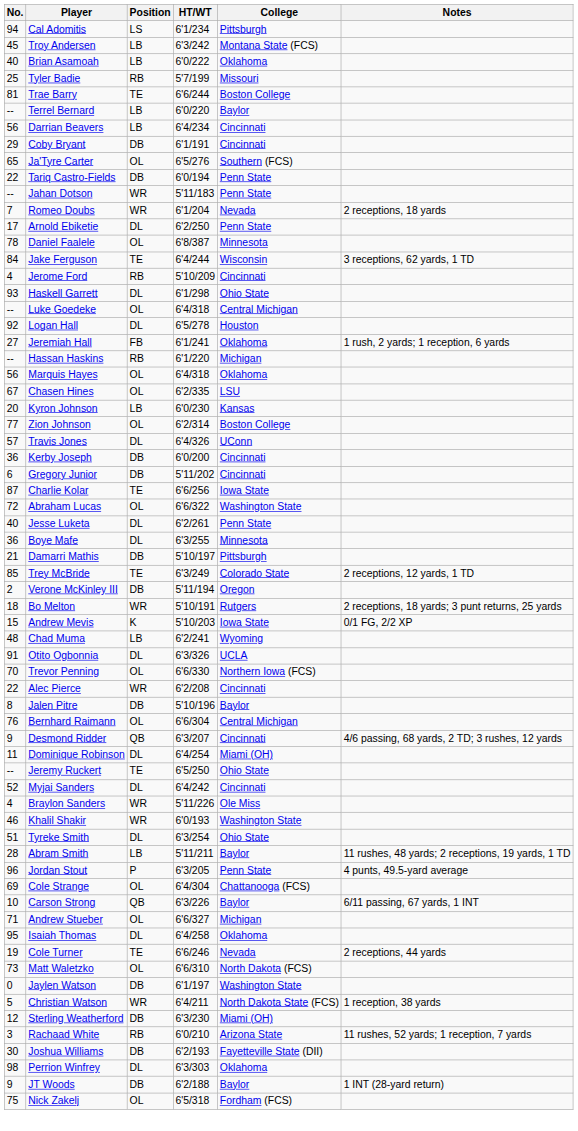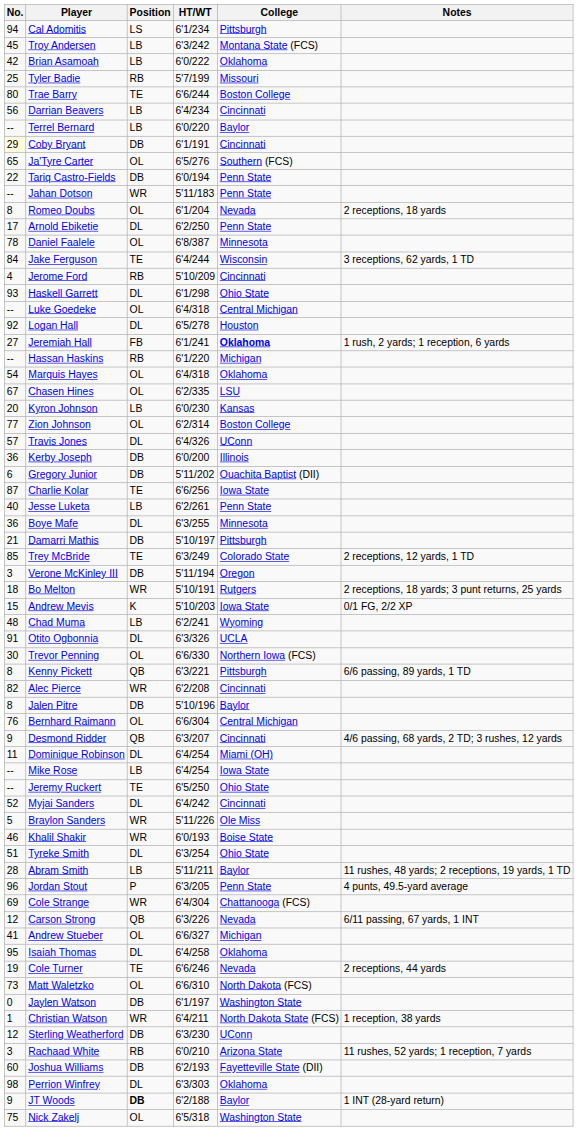(13, 62) 40 -> (13, 62) 42
(13, 95) 81 -> (13, 95) 80
rows swapped: (66, 128) <-> (61, 111)
(13, 144) no background -> (13, 144) lightyellow background
(10, 210) 7 -> (10, 210) 8
(138, 210) WR -> (137, 210) OL
(243, 342) normal -> (245, 342) bold
(13, 375) 56 -> (13, 375) 54
(243, 458) Cincinnati -> (234, 458) Illinois
(243, 474) Cincinnati -> (270, 474) Ouachita Baptist (DII)
- row: (65, 507)
(136, 524) DL -> (136, 507) LB
(10, 590) 2 -> (10, 573) 3
(13, 672) 70 -> (13, 656) 30
+ row: (60, 672)
(13, 688) 22 -> (13, 688) 82
+ row: (53, 771)
(10, 804) 4 -> (10, 820) 5
(261, 820) Washington State -> (246, 837) Boise State
(137, 886) OL -> (138, 903) WR
(13, 903) 10 -> (13, 919) 12
(235, 903) Baylor -> (238, 919) Nevada
(13, 919) 71 -> (13, 936) 41
(10, 1002) 5 -> (10, 1018) 1
(246, 1018) Miami (OH) -> (236, 1035) UConn
(13, 1051) 30 -> (13, 1068) 60
(137, 1084) normal -> (137, 1101) bold
(256, 1101) Fordham (FCS) -> (261, 1117) Washington State
